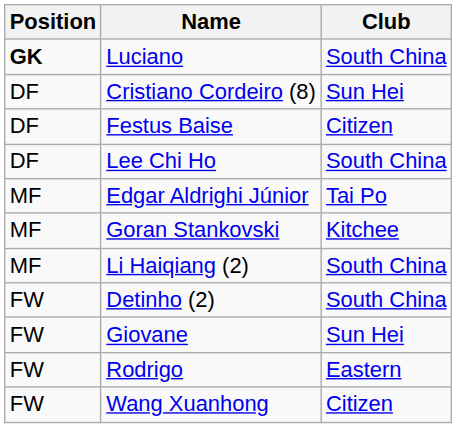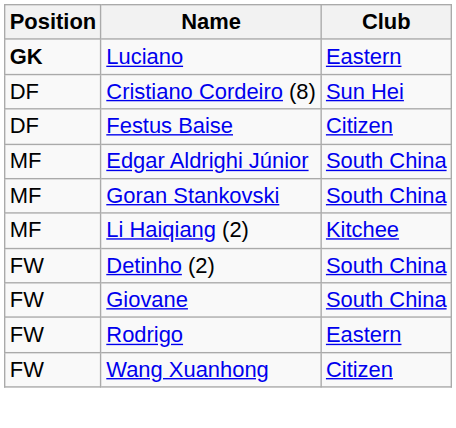(386, 56) South China -> (364, 56) Eastern
- row: (161, 160)
(356, 195) Tai Po -> (386, 160) South China
(362, 230) Kitchee -> (386, 195) South China
(386, 265) South China -> (362, 230) Kitchee
(365, 334) Sun Hei -> (386, 299) South China
